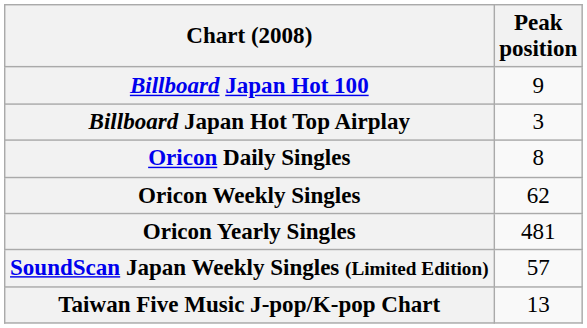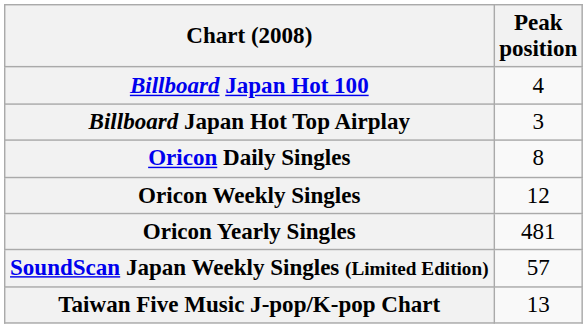(538, 85) 9 -> (538, 85) 4
(538, 194) 62 -> (538, 194) 12
